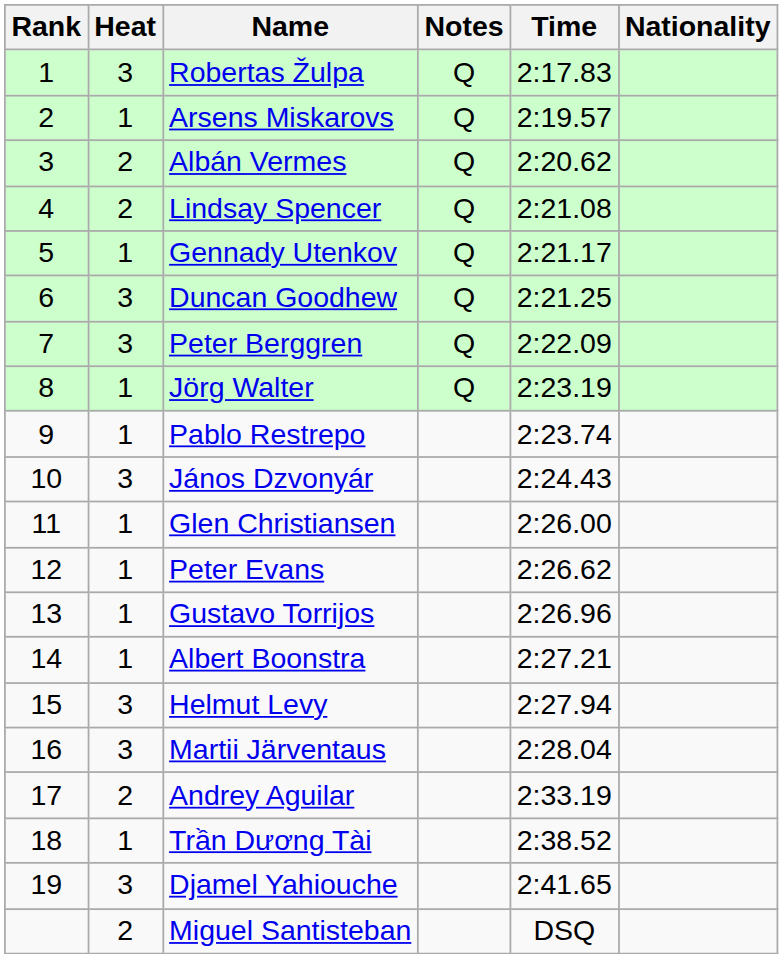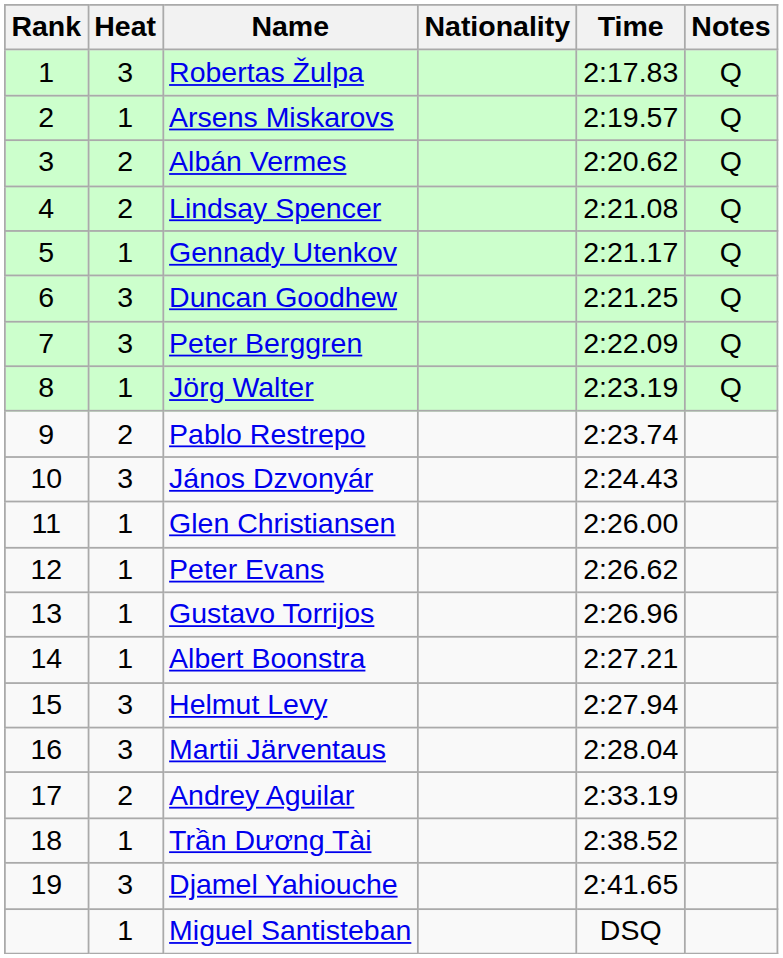columns swapped: (698, 27) <-> (464, 27)
(125, 433) 1 -> (125, 433) 2
(125, 930) 2 -> (125, 930) 1
